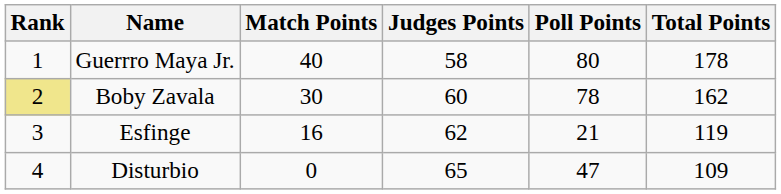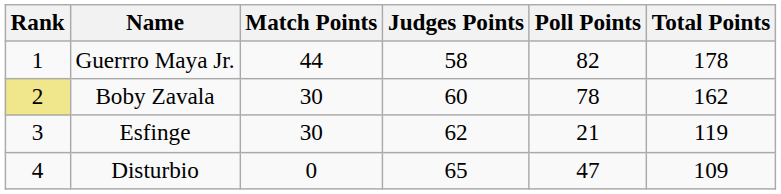(311, 59) 40 -> (311, 59) 44
(588, 59) 80 -> (588, 59) 82
(311, 133) 16 -> (311, 133) 30
